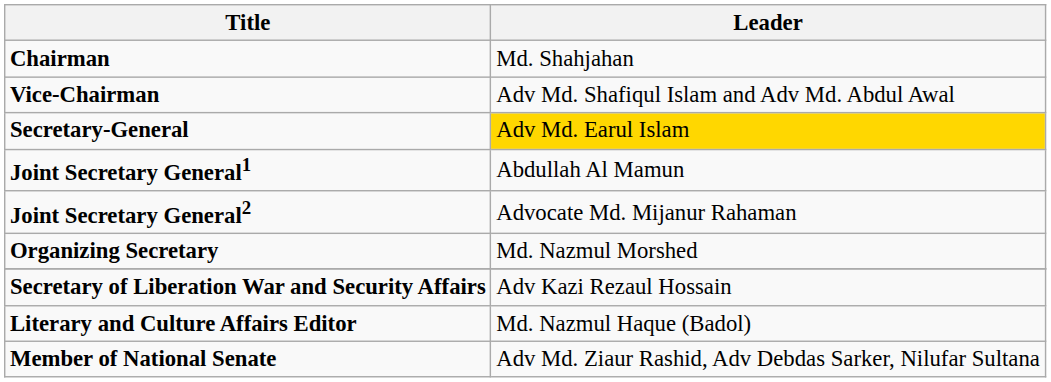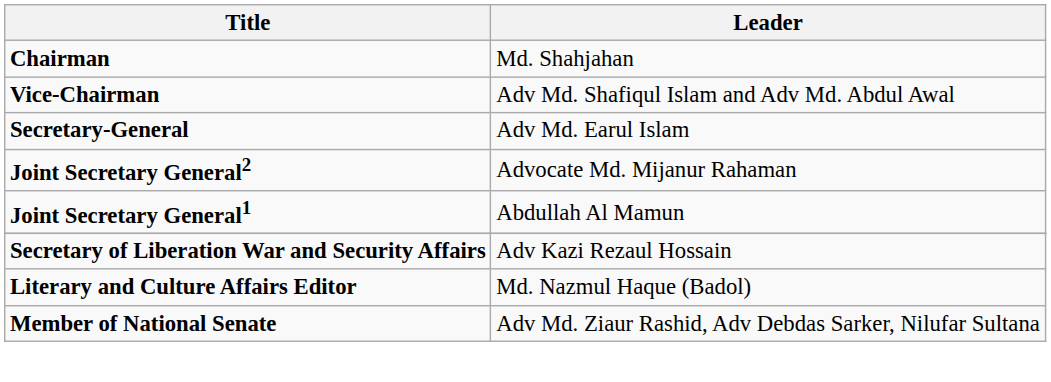(593, 130) gold background -> (593, 130) no background
rows swapped: (131, 169) <-> (131, 211)
- row: (114, 251)
